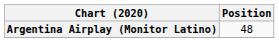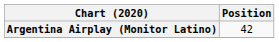(247, 30) 48 -> (247, 30) 42
